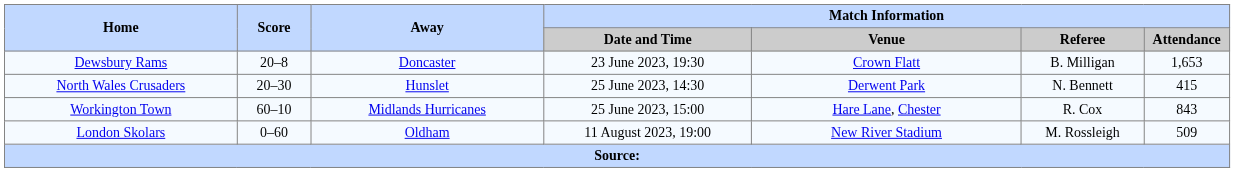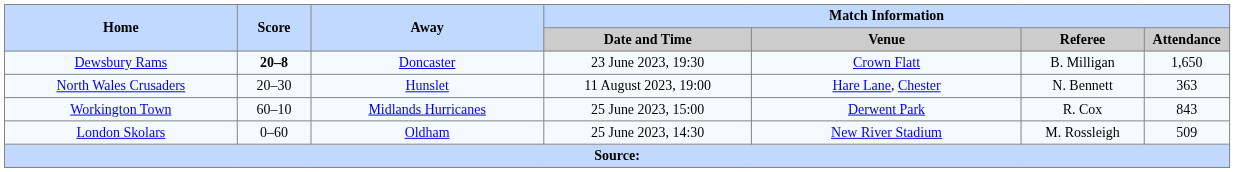(274, 62) normal -> (274, 62) bold
(1187, 62) 1,653 -> (1187, 62) 1,650
(648, 85) 25 June 2023, 14:30 -> (648, 85) 11 August 2023, 19:00
(887, 85) Derwent Park -> (887, 85) Hare Lane, Chester
(1187, 85) 415 -> (1187, 85) 363
(887, 109) Hare Lane, Chester -> (887, 109) Derwent Park
(648, 132) 11 August 2023, 19:00 -> (648, 132) 25 June 2023, 14:30
